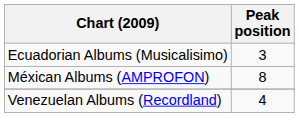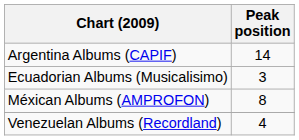+ row: (92, 54)
